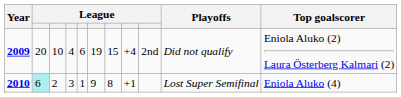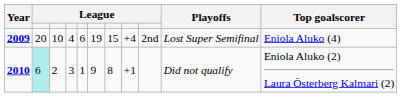(198, 51) Did not qualify -> (211, 38) Lost Super Semifinal
(329, 51) Eniola Aluko (2) Laura Österberg Kalmari (2) -> (302, 38) Eniola Aluko (4)
(211, 83) Lost Super Semifinal -> (198, 70) Did not qualify
(302, 83) Eniola Aluko (4) -> (329, 70) Eniola Aluko (2) Laura Österberg Kalmari (2)
